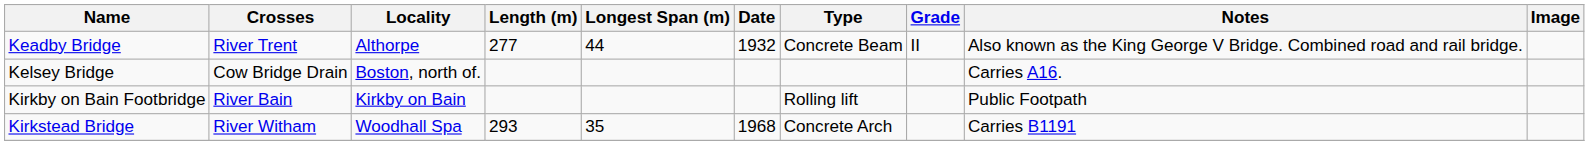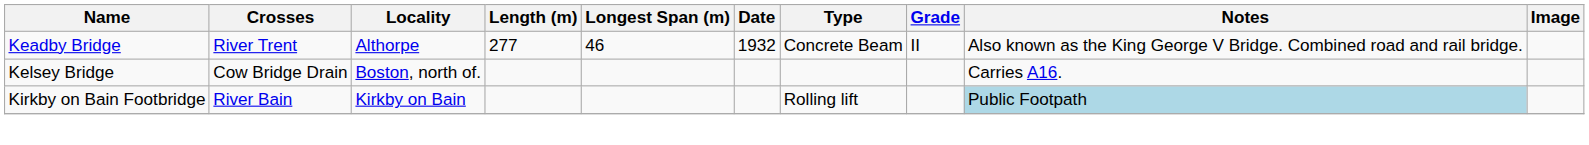(595, 45) 44 -> (595, 45) 46
(1027, 99) no background -> (1027, 99) lightblue background
- row: (71, 126)
